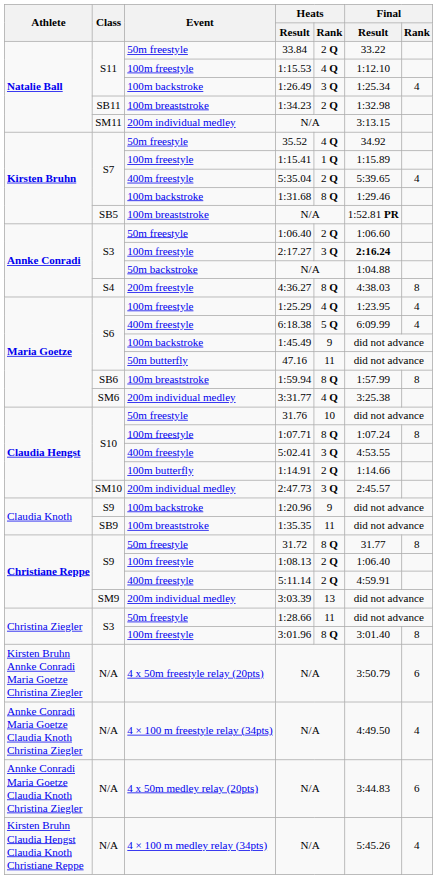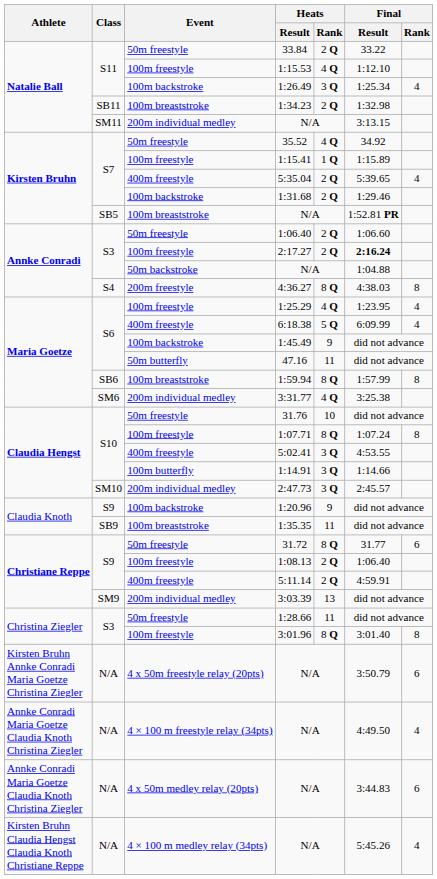(330, 196) 8 Q -> (330, 196) 2 Q
(330, 251) 3 Q -> (330, 251) 2 Q
(330, 471) 2 Q -> (330, 471) 3 Q
(417, 544) 8 -> (417, 544) 6
